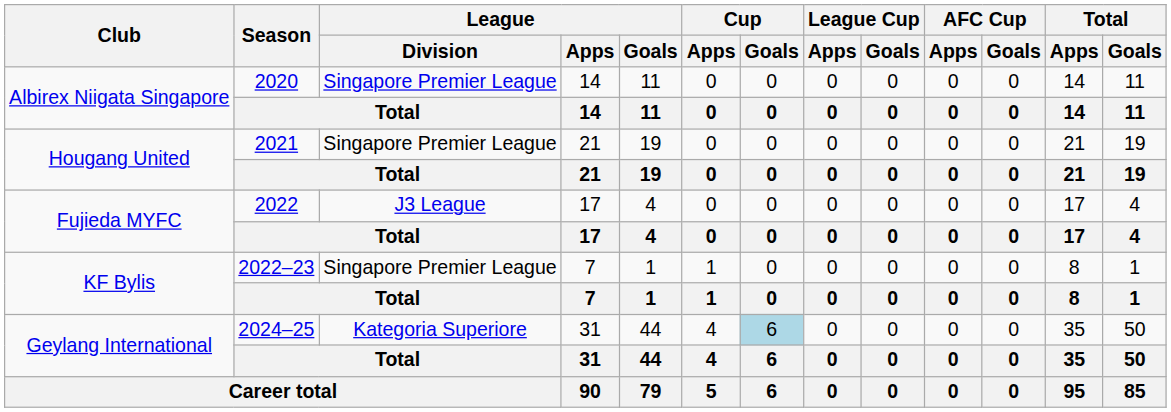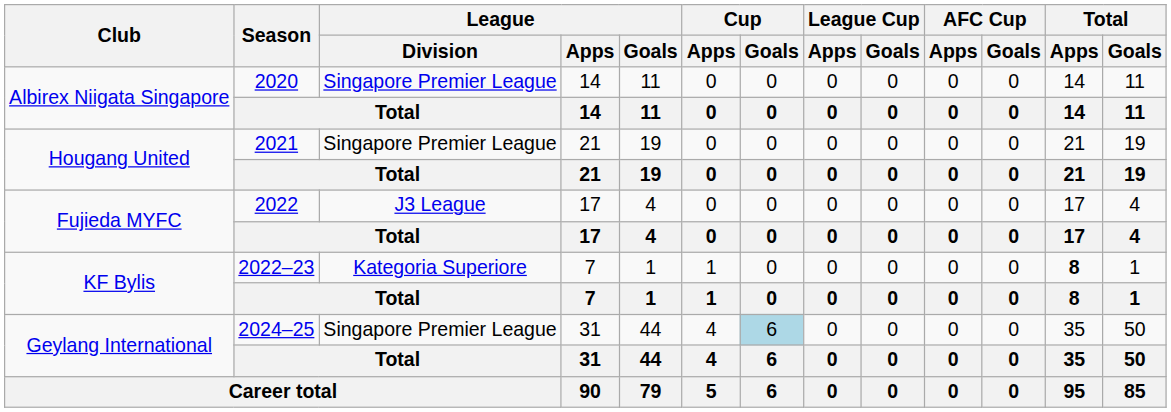(440, 267) Singapore Premier League -> (440, 267) Kategoria Superiore
(1074, 267) normal -> (1074, 267) bold
(440, 329) Kategoria Superiore -> (440, 329) Singapore Premier League
